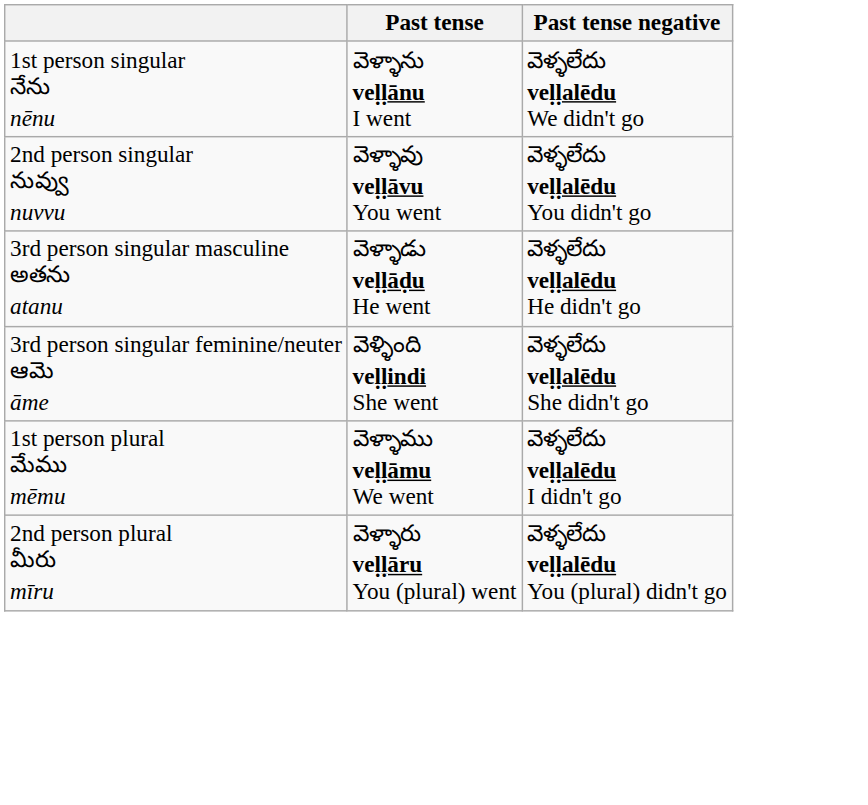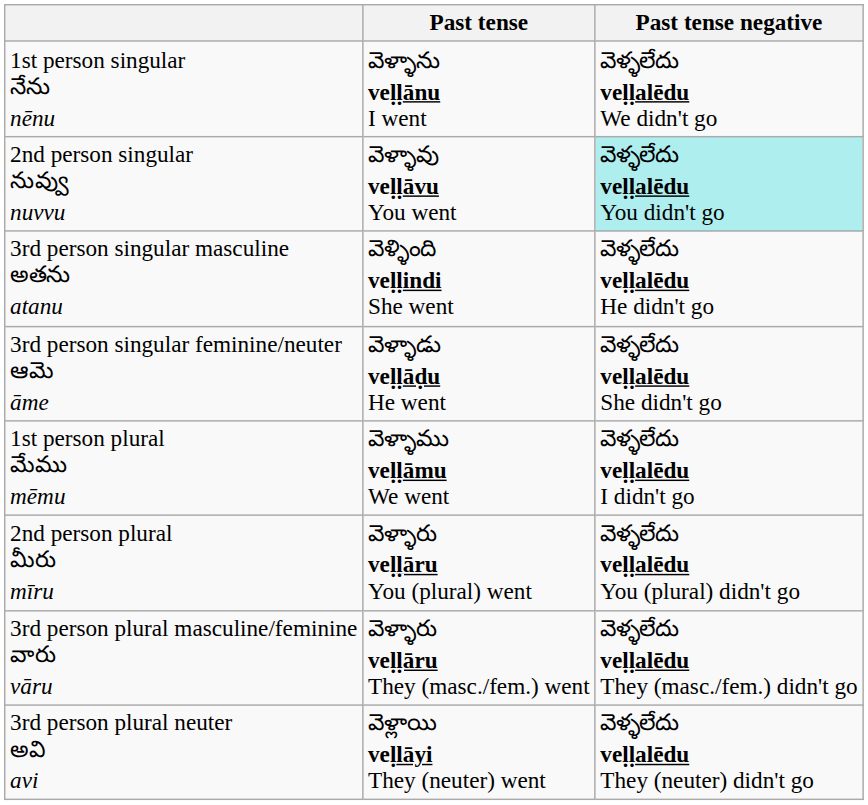(589, 183) no background -> (662, 183) paleturquoise background
(392, 278) వెళ్ళాడు veḷḷāḍu He went -> (411, 278) వెళ్ళింది veḷḷindi She went
(395, 373) వెళ్ళింది veḷḷindi She went -> (407, 373) వెళ్ళాడు veḷḷāḍu He went
+ row: (184, 657)
+ row: (121, 752)
